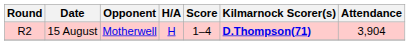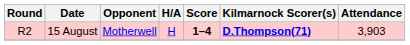(202, 31) normal -> (202, 31) bold
(372, 31) 3,904 -> (372, 31) 3,903
